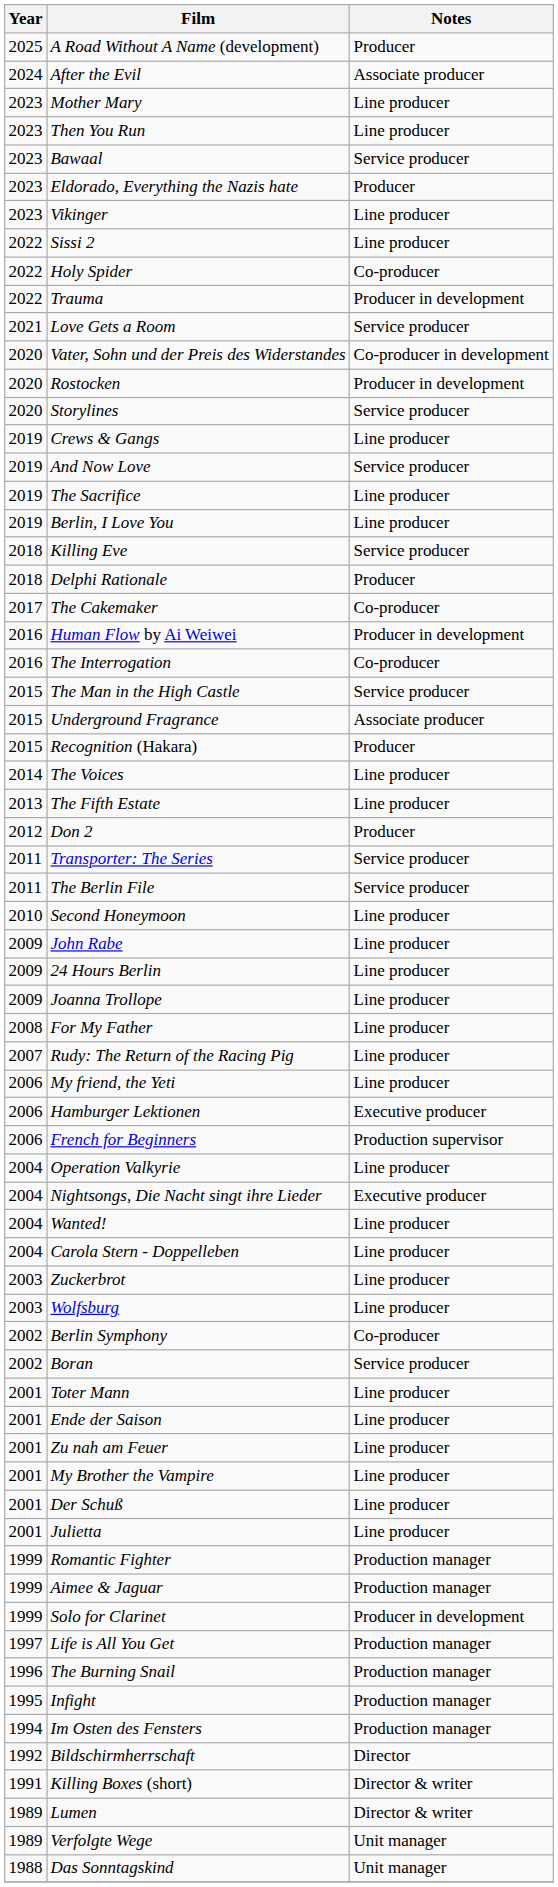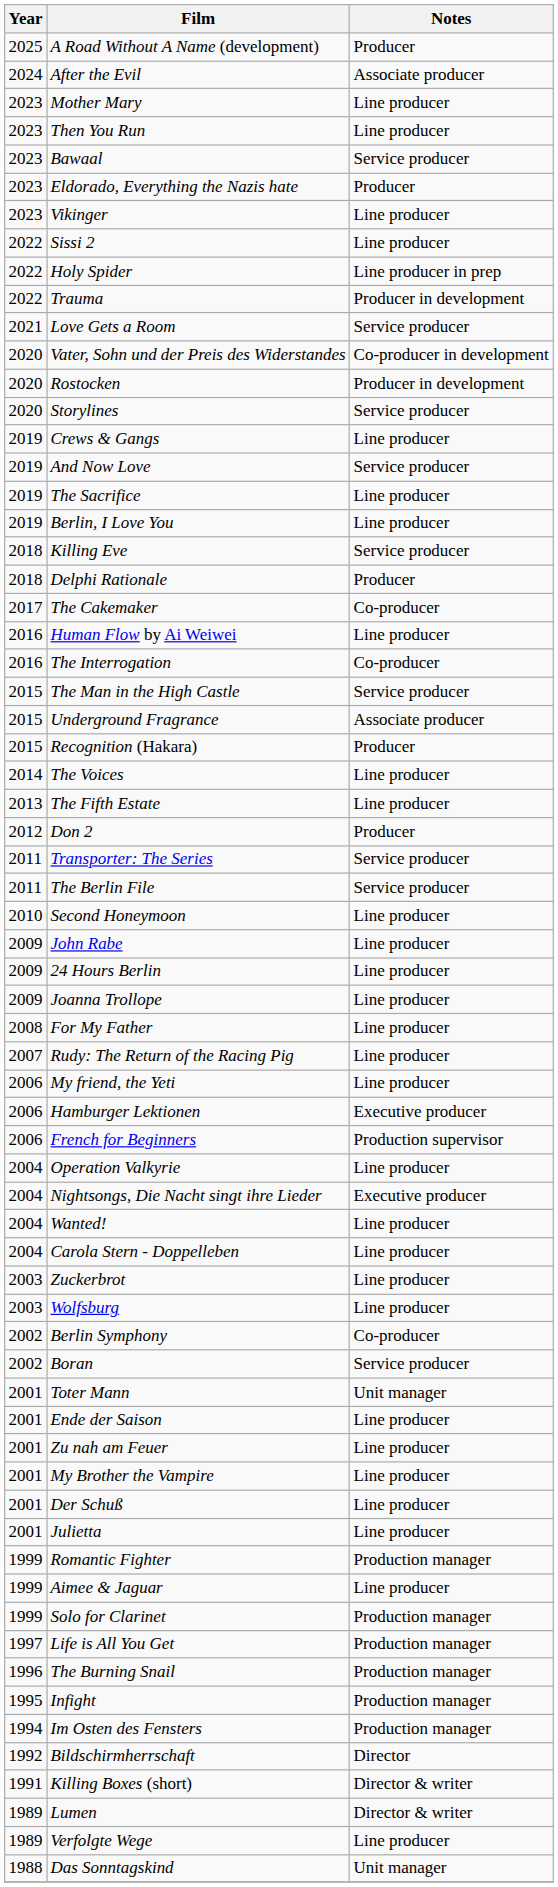(396, 271) Co-producer -> (427, 271) Line producer in prep
(439, 635) Producer in development -> (401, 635) Line producer
(401, 1392) Line producer -> (400, 1392) Unit manager
(422, 1588) Production manager -> (401, 1588) Line producer
(439, 1616) Producer in development -> (422, 1616) Production manager
(400, 1840) Unit manager -> (401, 1840) Line producer
